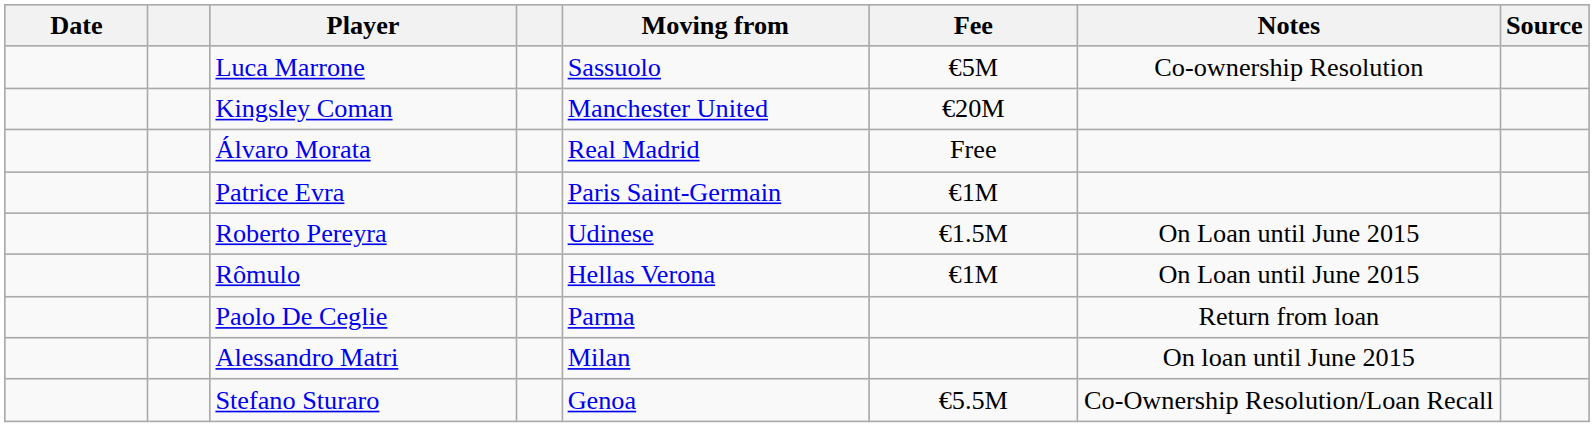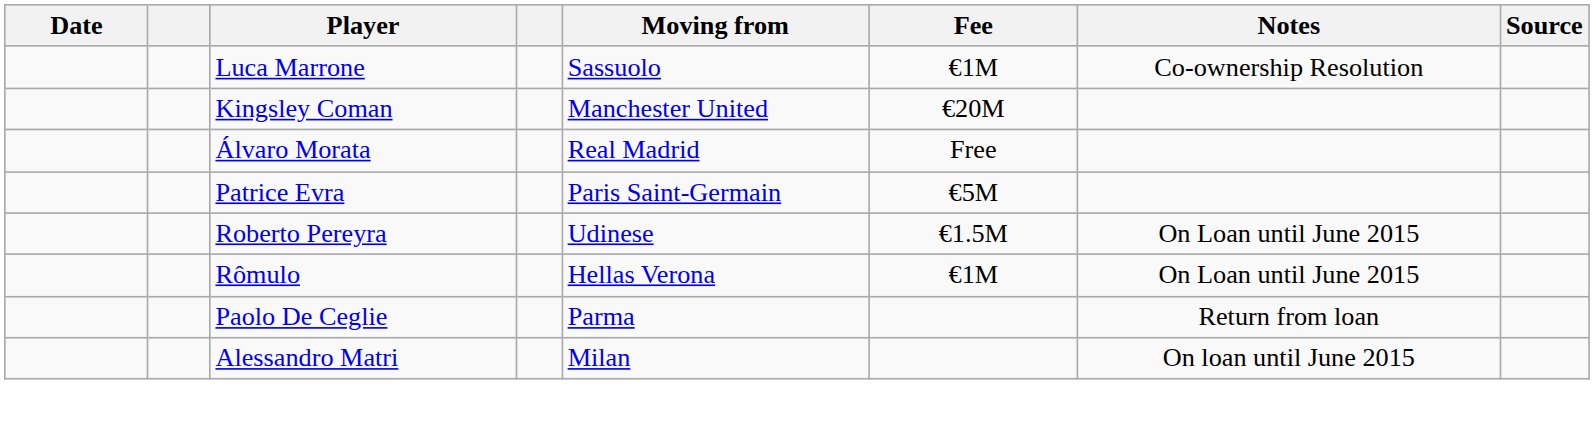(973, 66) €5M -> (973, 66) €1M
(973, 191) €1M -> (973, 191) €5M
- row: (297, 399)
